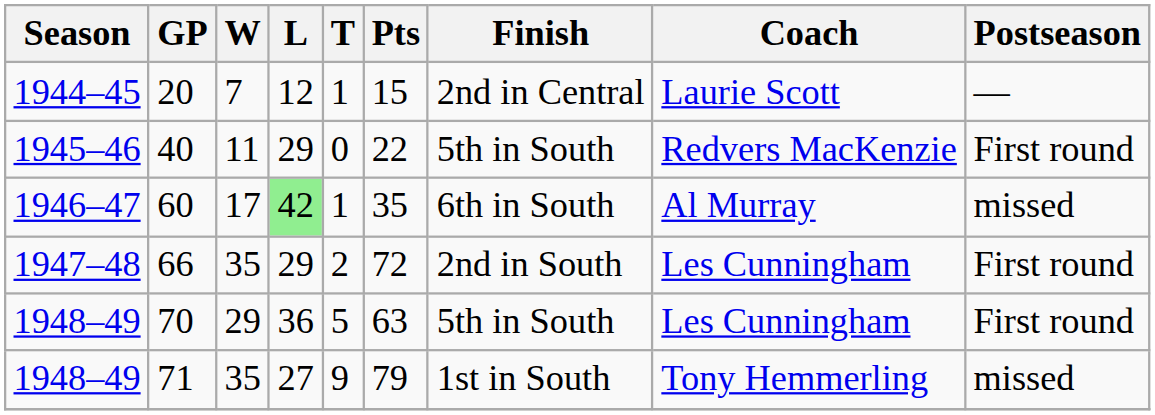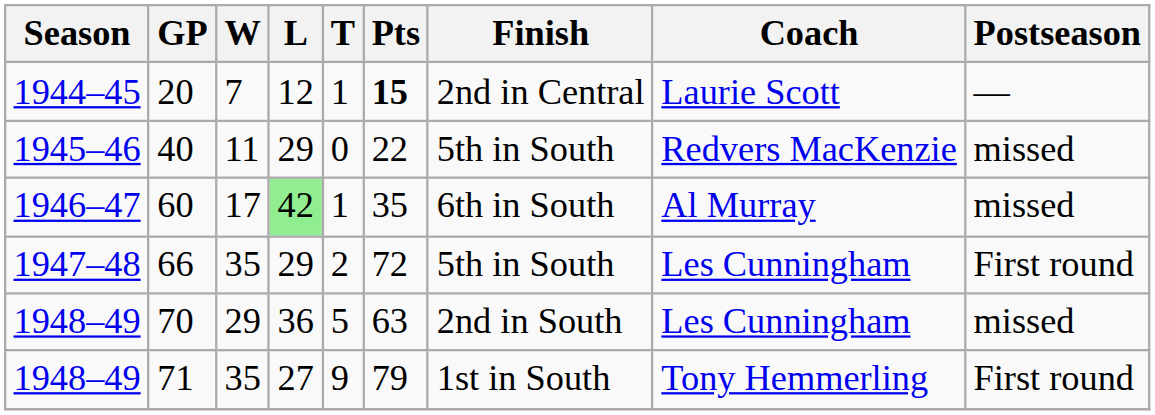(390, 90) normal -> (390, 90) bold
(1054, 148) First round -> (1024, 148) missed
(530, 263) 2nd in South -> (526, 263) 5th in South
(526, 321) 5th in South -> (530, 321) 2nd in South
(1054, 321) First round -> (1024, 321) missed
(1024, 378) missed -> (1054, 378) First round
